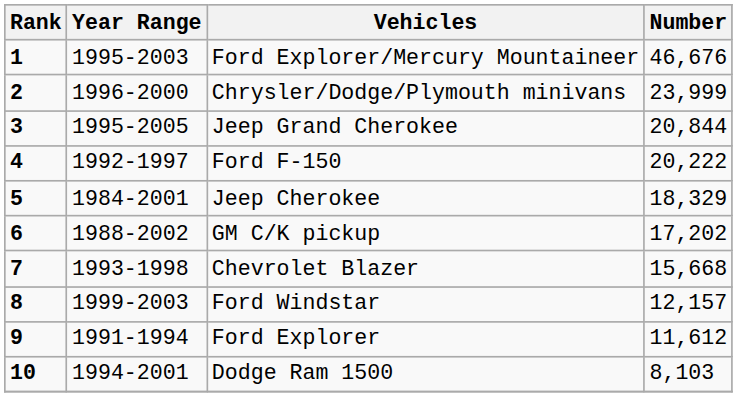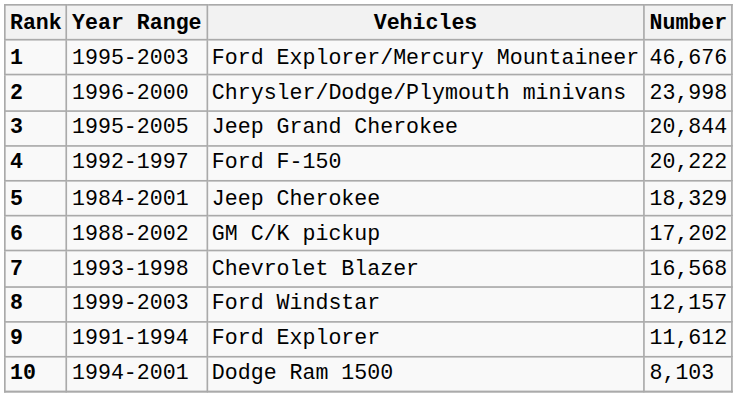(688, 93) 23,999 -> (688, 93) 23,998
(688, 269) 15,668 -> (688, 269) 16,568
